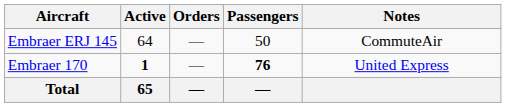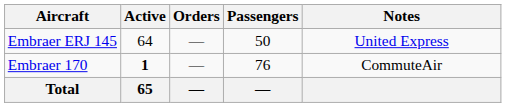(402, 41) CommuteAir -> (402, 41) United Express
(263, 65) bold -> (263, 65) normal
(402, 65) United Express -> (402, 65) CommuteAir
